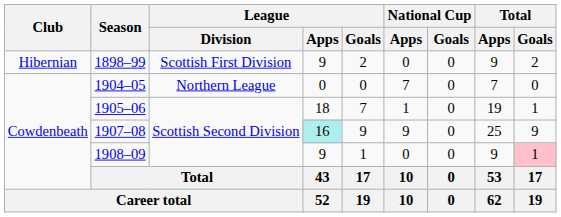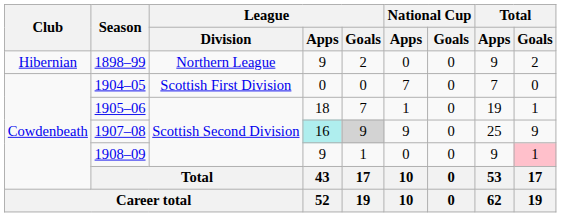(226, 62) Scottish First Division -> (226, 62) Northern League
(226, 85) Northern League -> (226, 85) Scottish First Division
(363, 131) no background -> (363, 131) lightgrey background
